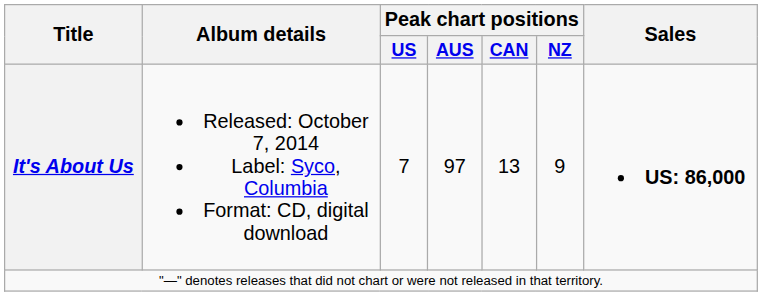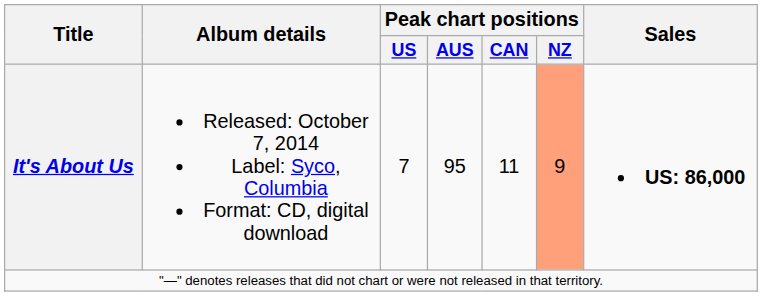(455, 166) 97 -> (455, 166) 95
(509, 166) 13 -> (509, 166) 11
(560, 166) no background -> (560, 166) lightsalmon background
